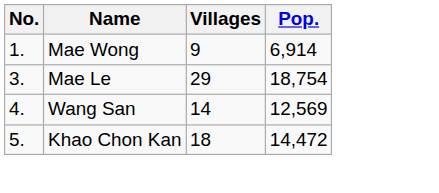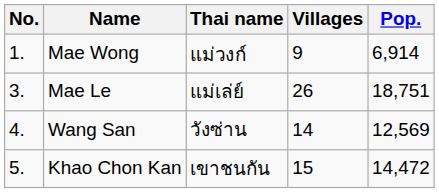+ column: (237, 19)
(201, 79) 29 -> (303, 91) 26
(299, 79) 18,754 -> (401, 91) 18,751
(201, 139) 18 -> (303, 168) 15
